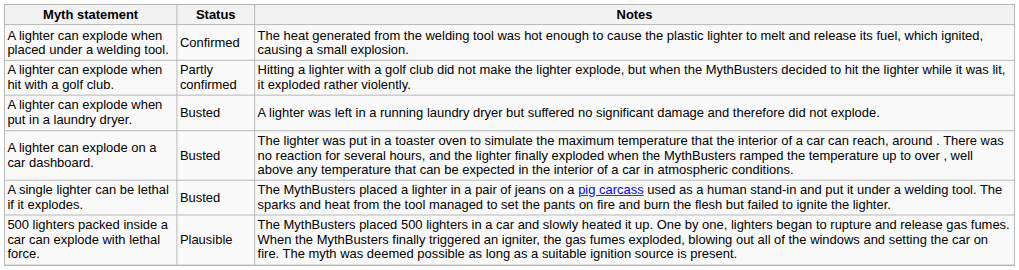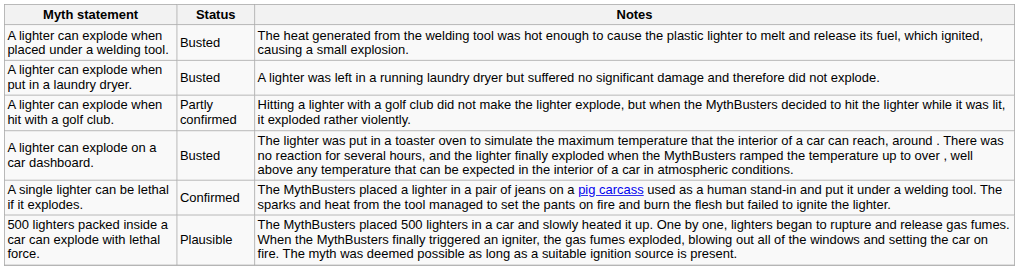(210, 42) Confirmed -> (200, 42) Busted
rows swapped: (85, 112) <-> (85, 77)
(200, 197) Busted -> (210, 197) Confirmed
